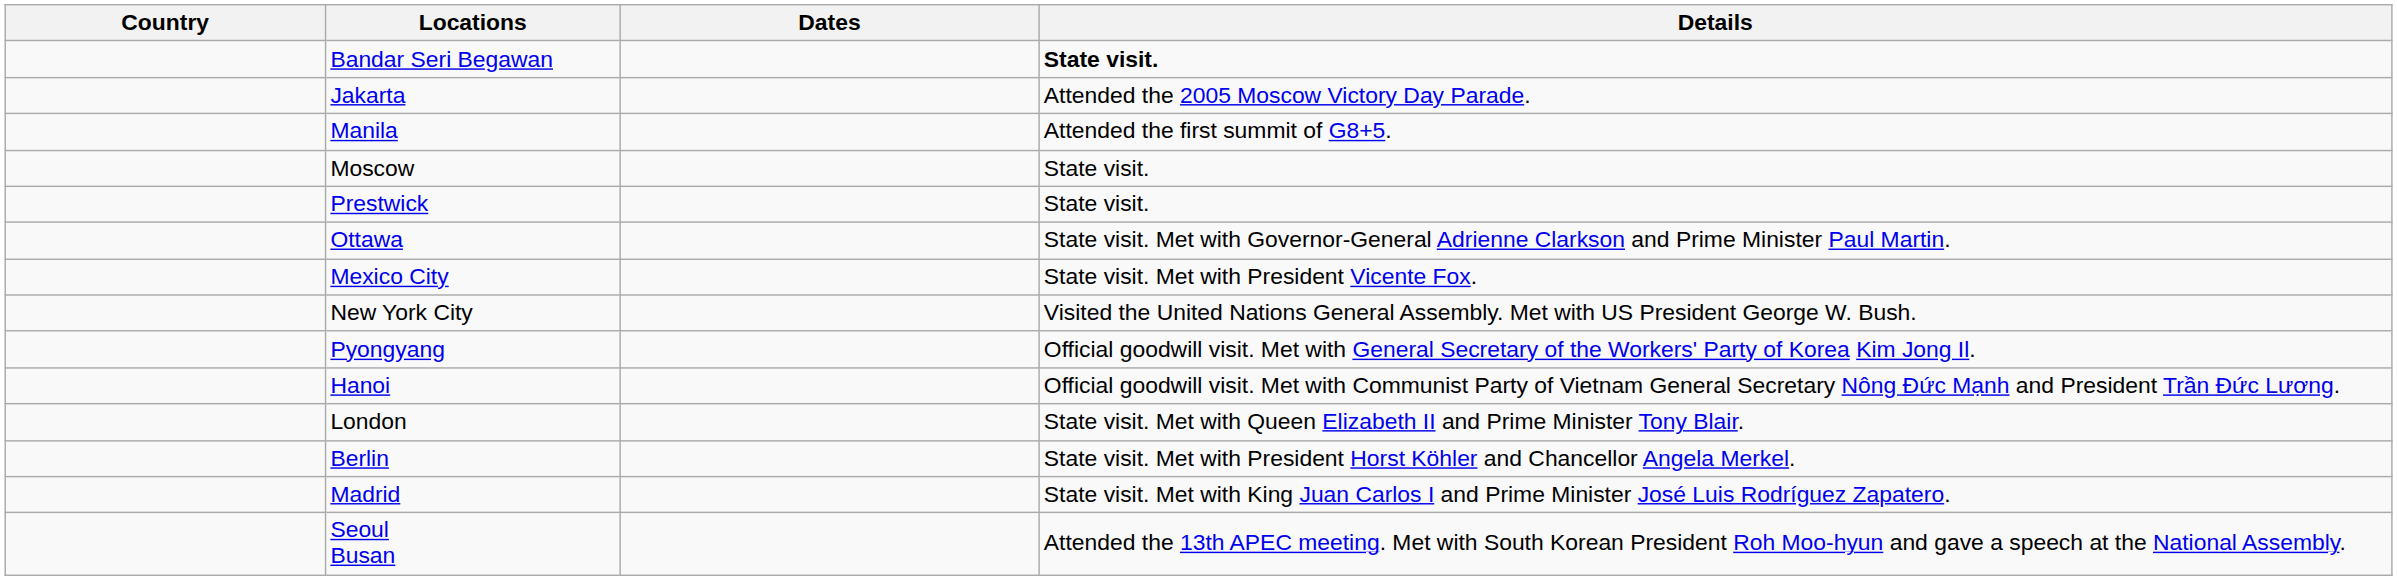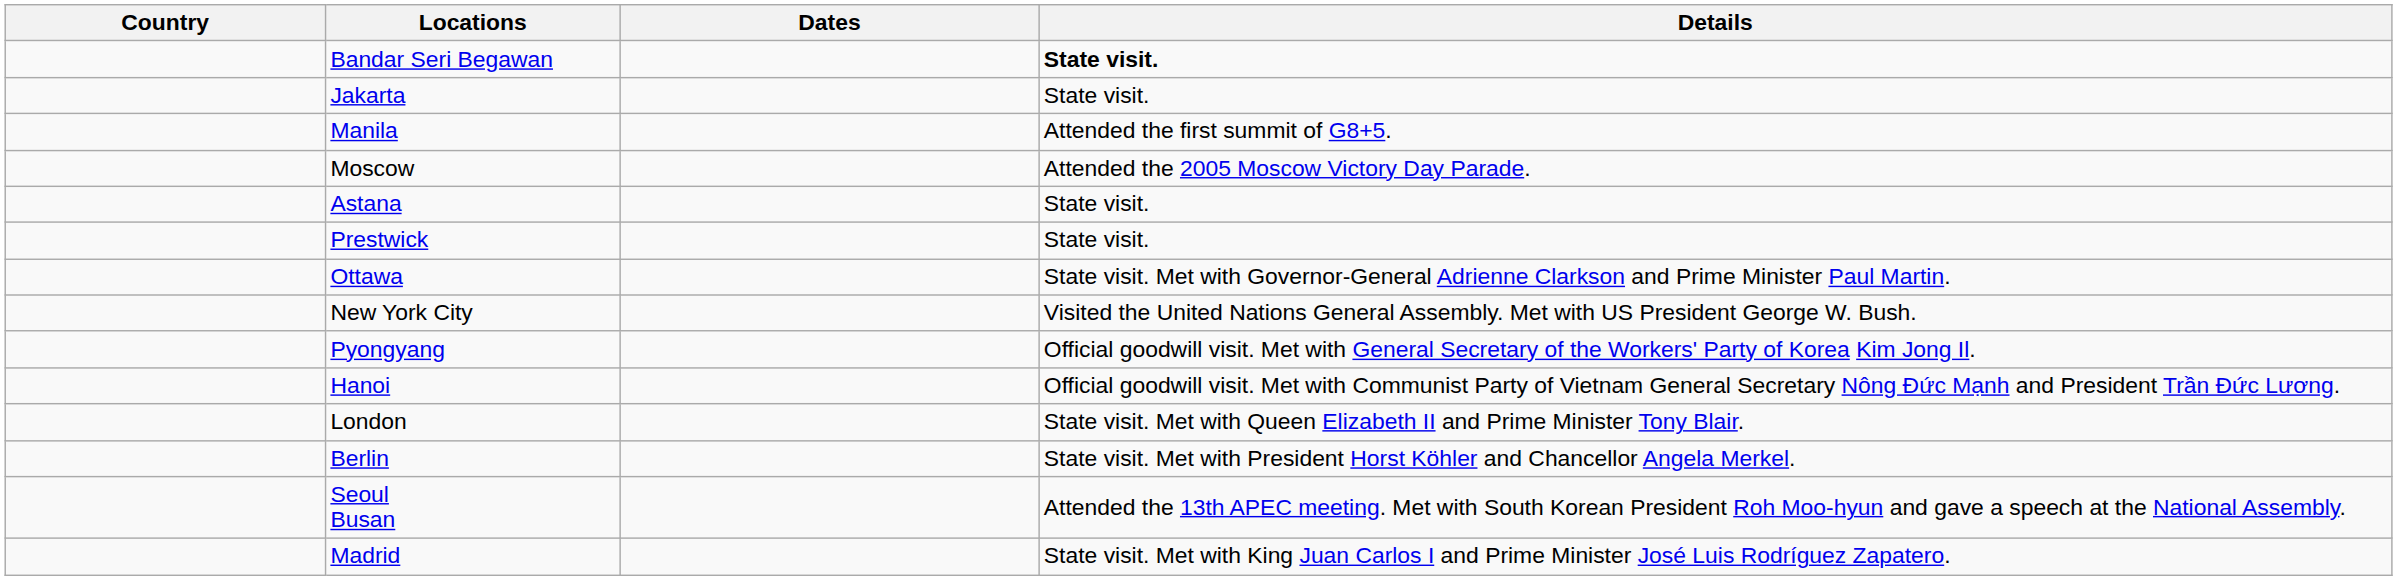(1287, 95) Attended the 2005 Moscow Victory Day Parade. -> (1097, 95) State visit.
(1097, 167) State visit. -> (1287, 167) Attended the 2005 Moscow Victory Day Parade.
+ row: (366, 204)
- row: (390, 276)
rows swapped: (365, 494) <-> (363, 543)
